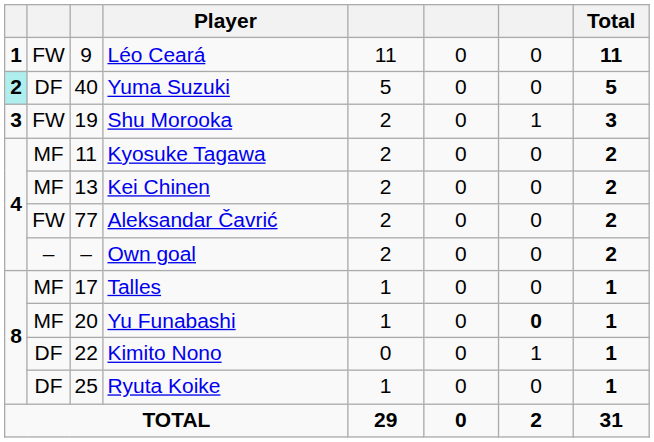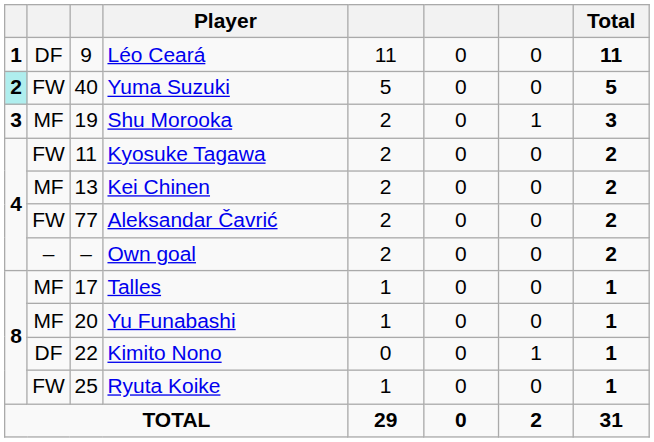(49, 54) FW -> (49, 54) DF
(49, 87) DF -> (49, 87) FW
(49, 120) FW -> (49, 120) MF
(49, 154) MF -> (49, 154) FW
(536, 320) bold -> (536, 320) normal
(49, 386) DF -> (49, 386) FW
